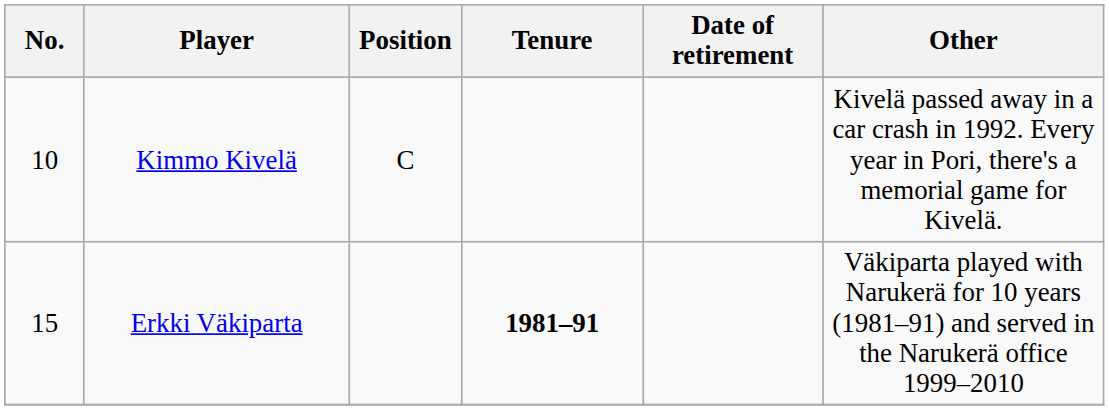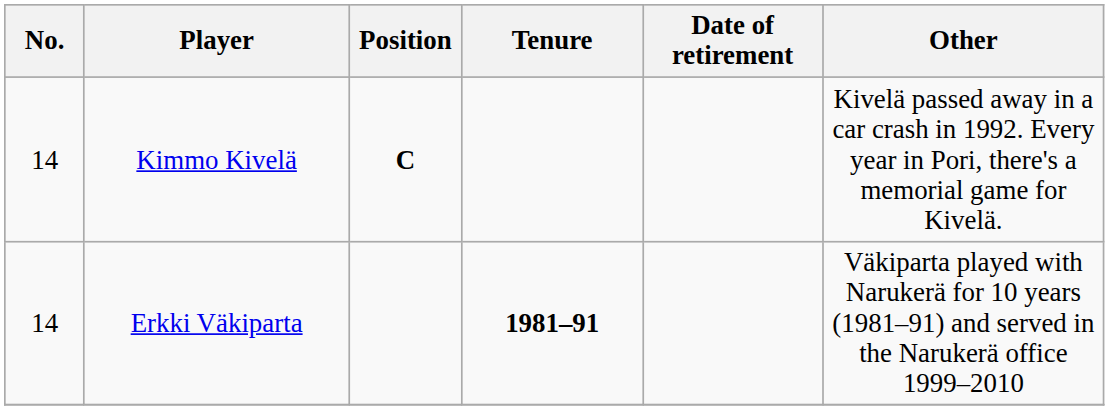(45, 159) 10 -> (45, 159) 14
(405, 159) normal -> (405, 159) bold
(45, 322) 15 -> (45, 322) 14
